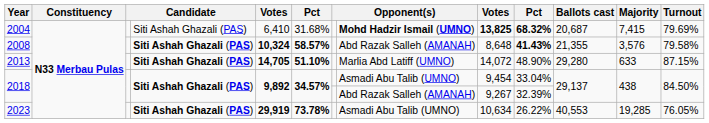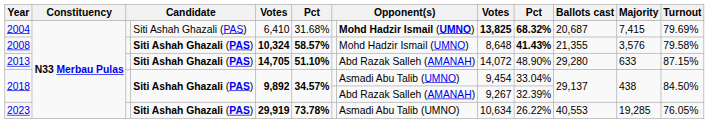(407, 45) Abd Razak Salleh (AMANAH) -> (404, 45) Mohd Hadzir Ismail (UMNO)
(397, 62) Marlia Abd Latiff (UMNO) -> (407, 62) Abd Razak Salleh (AMANAH)
